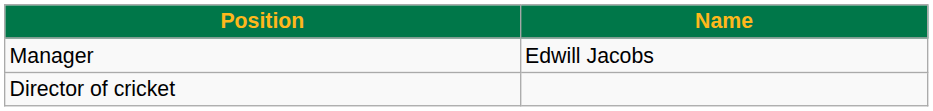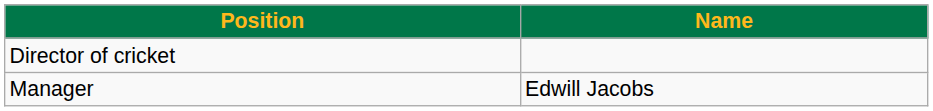rows swapped: (92, 88) <-> (52, 55)
